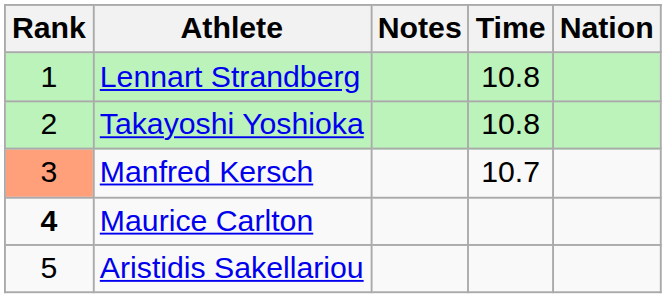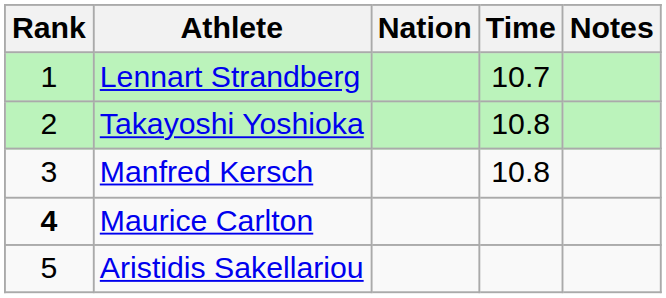columns swapped: (607, 28) <-> (420, 28)
(511, 76) 10.8 -> (521, 76) 10.7
(49, 172) lightsalmon background -> (49, 172) no background
(511, 172) 10.7 -> (521, 172) 10.8
